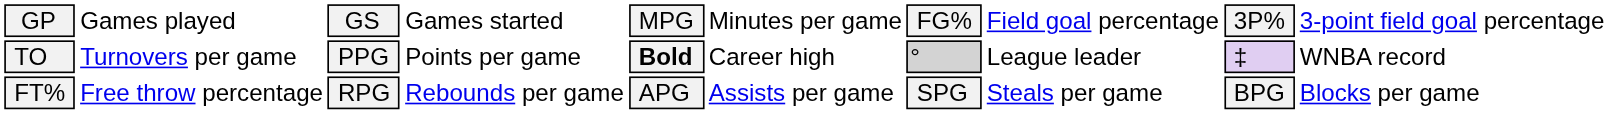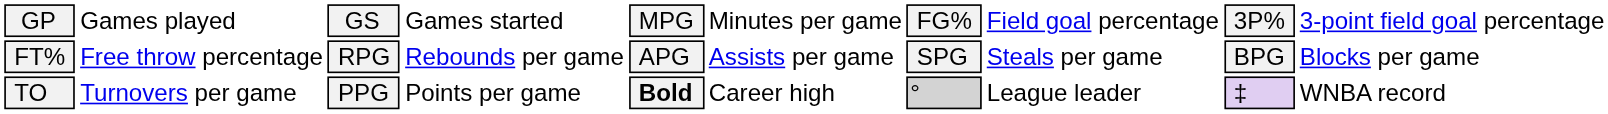rows swapped: (40, 93) <-> (31, 57)
